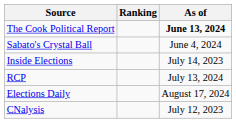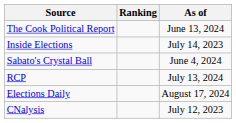(195, 28) bold -> (195, 28) normal
rows swapped: (40, 61) <-> (49, 45)
